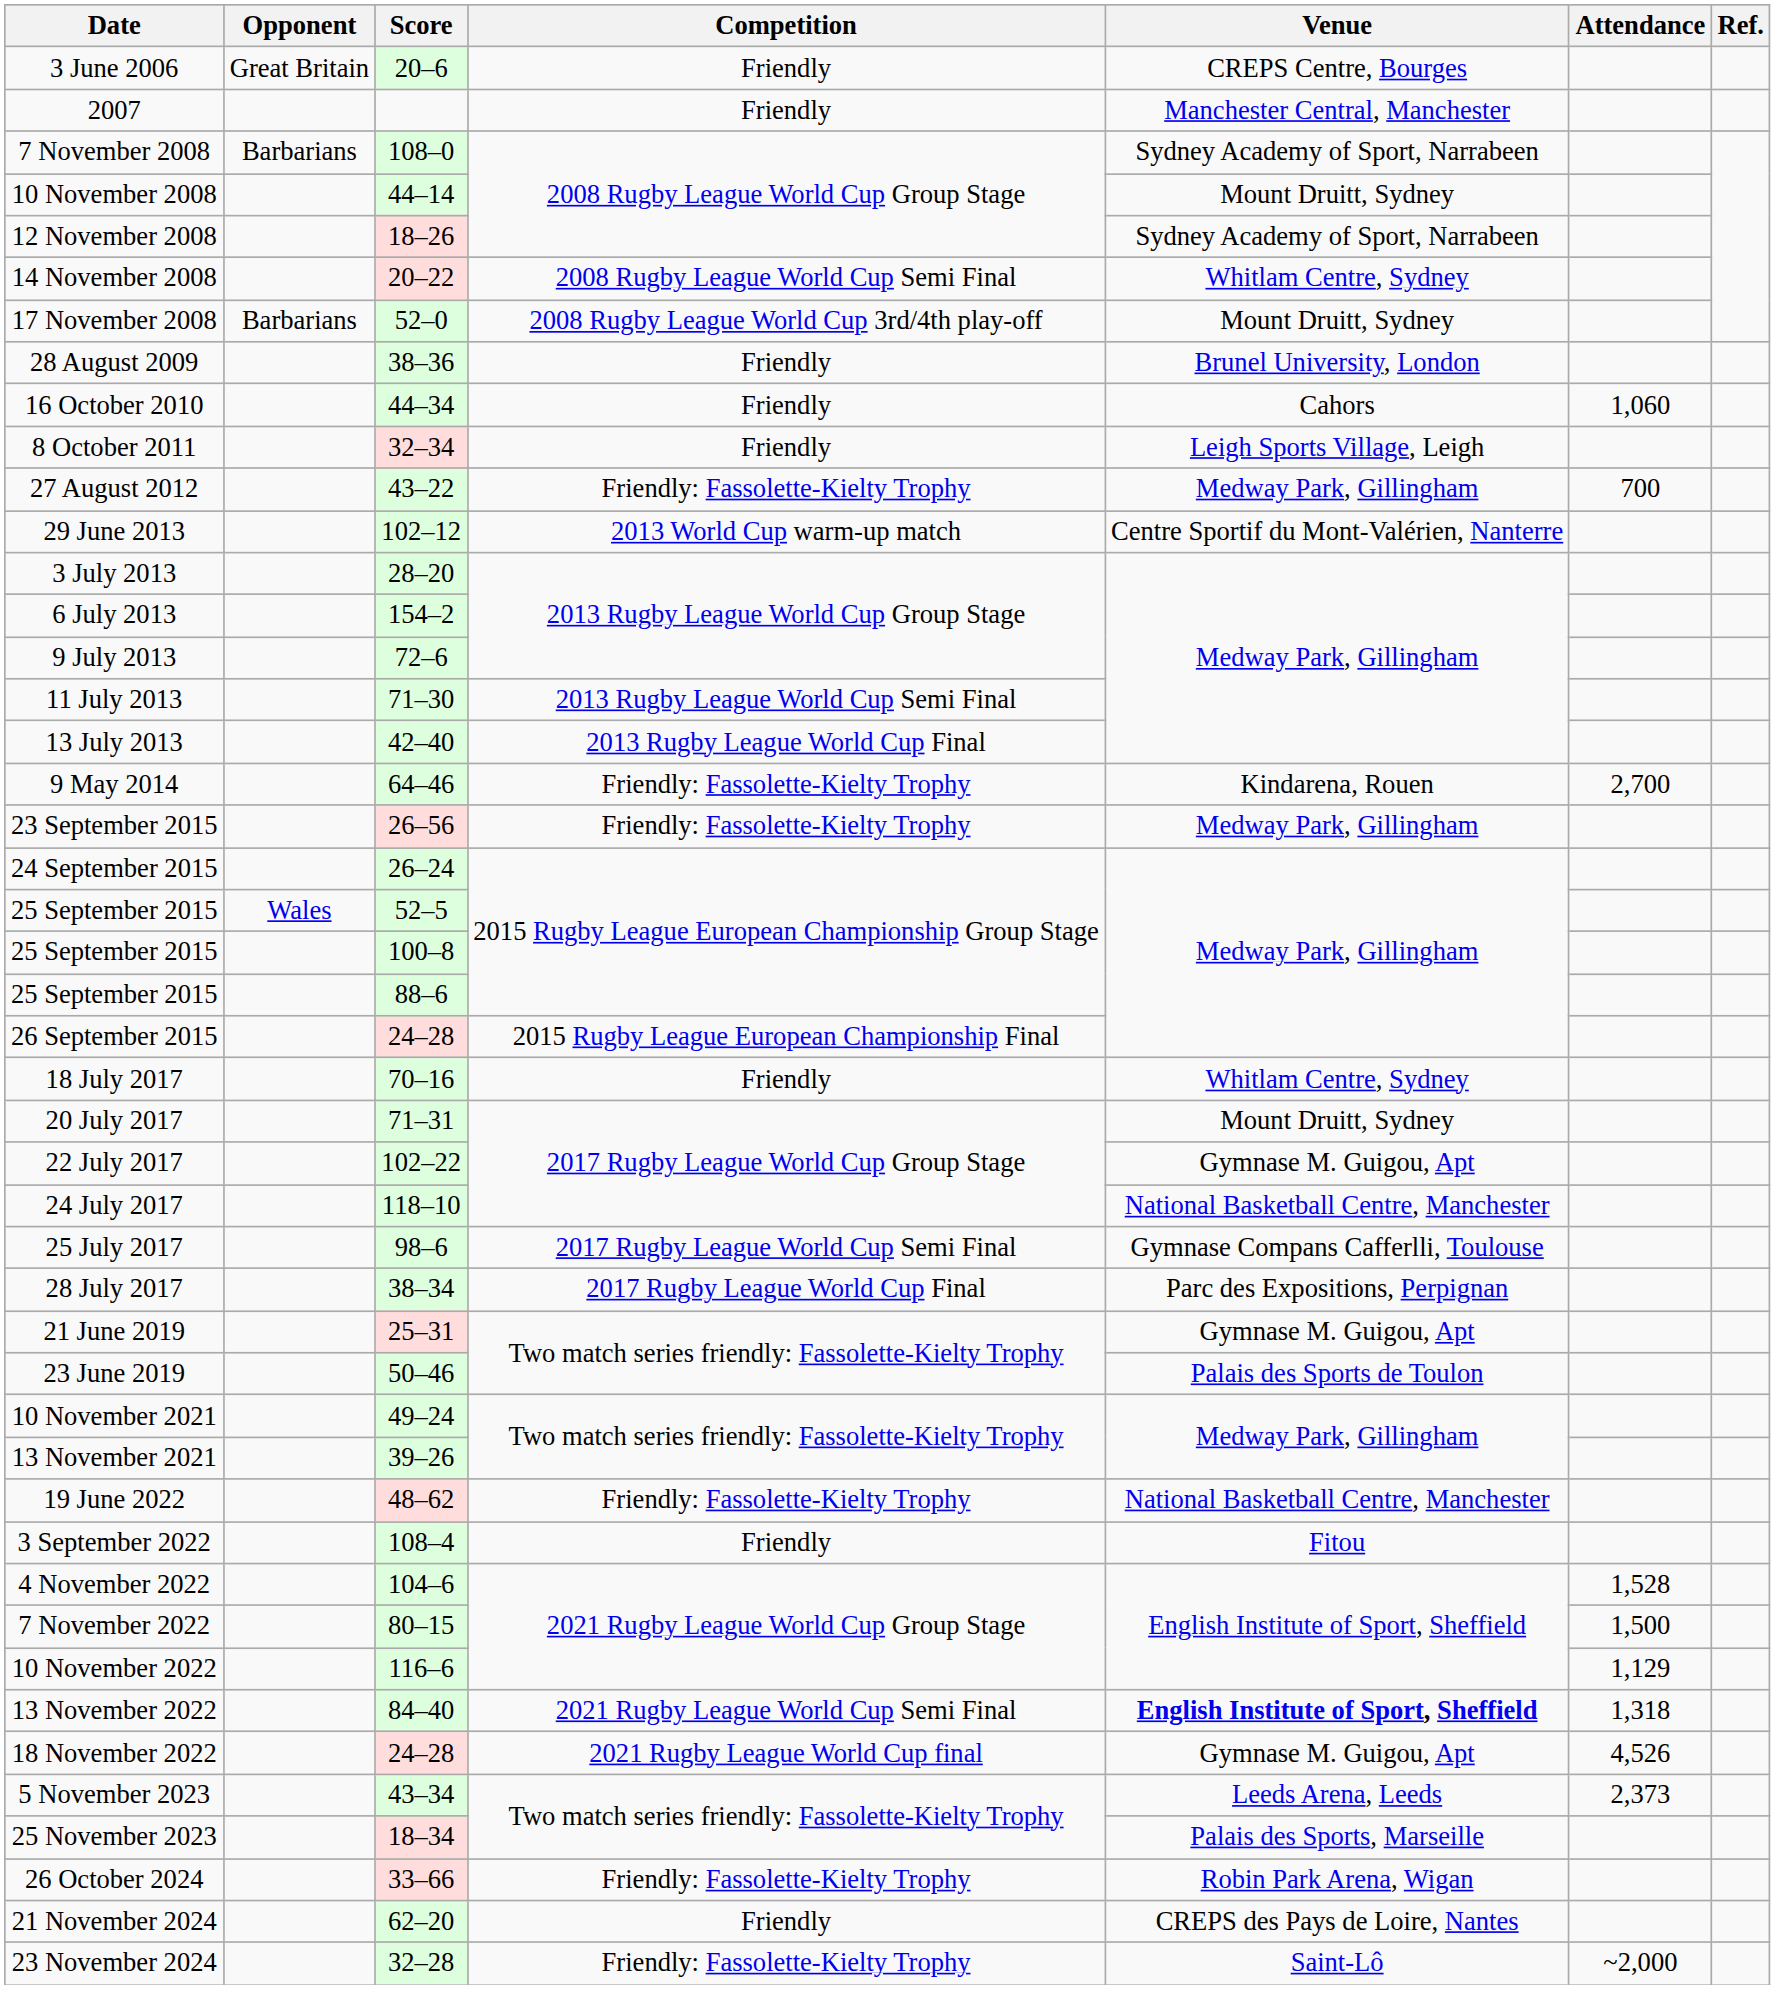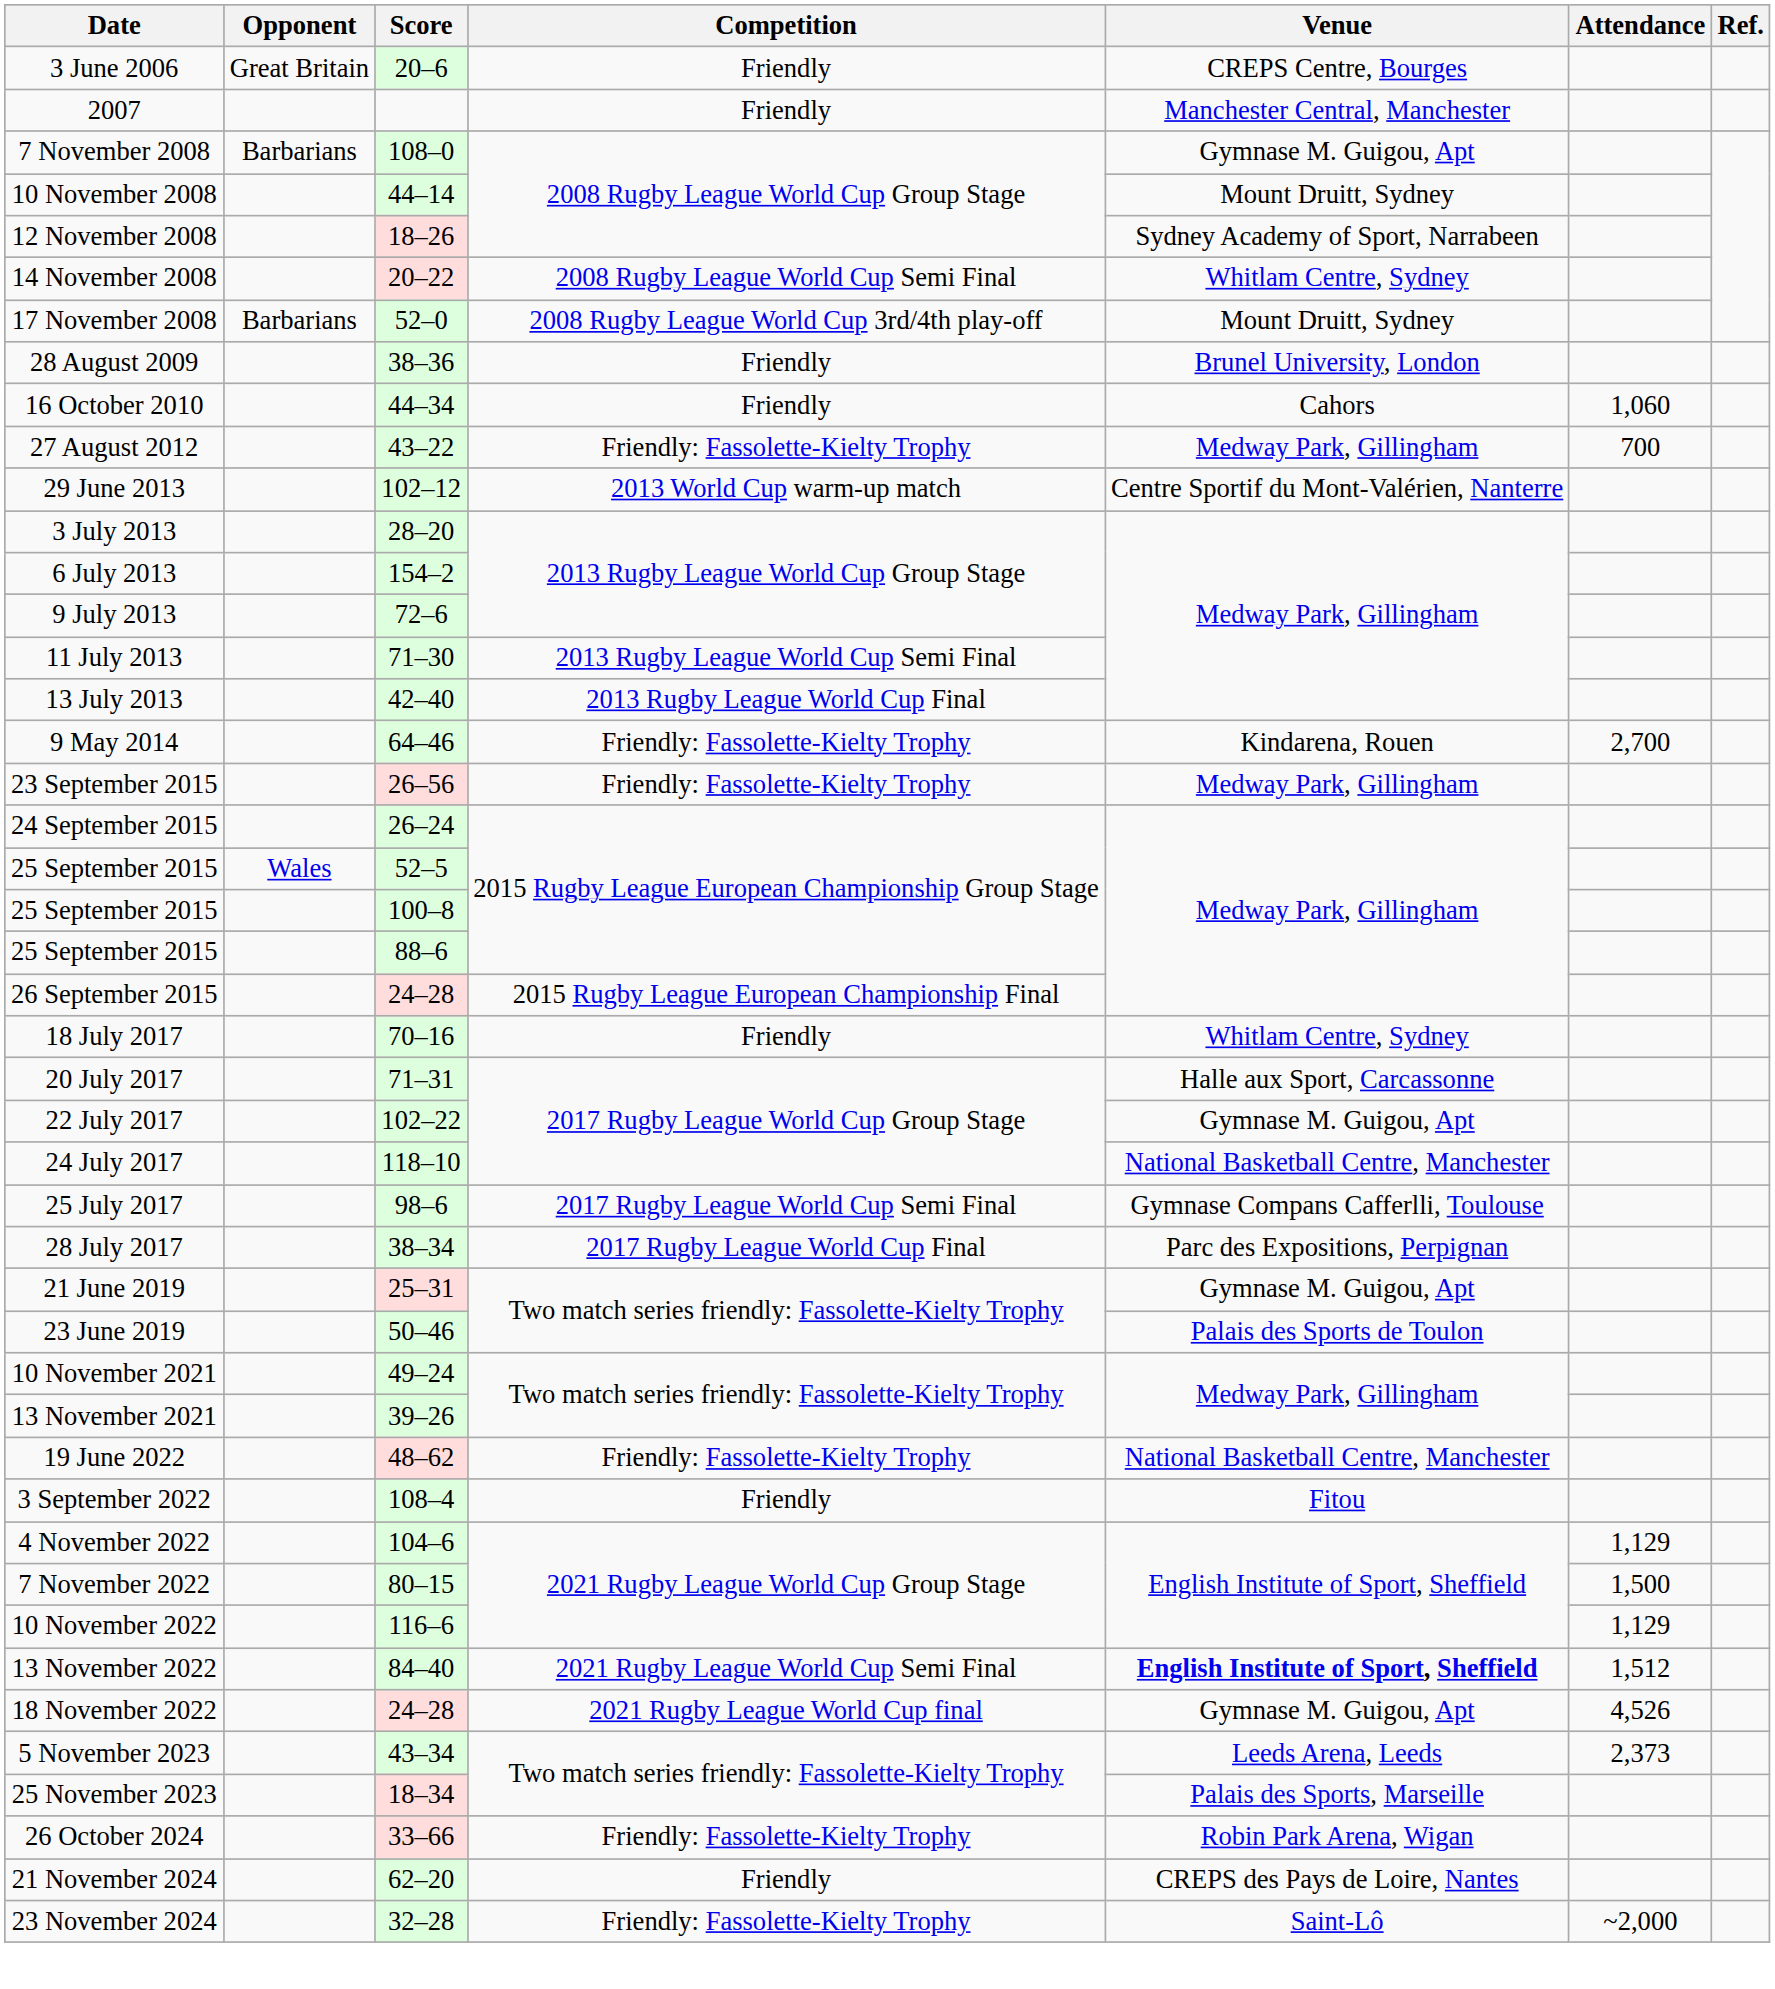(1337, 151) Sydney Academy of Sport, Narrabeen -> (1337, 151) Gymnase M. Guigou, Apt
- row: (114, 446)
(1337, 1120) Mount Druitt, Sydney -> (1337, 1078) Halle aux Sport, Carcassonne
(1640, 1584) 1,528 -> (1640, 1541) 1,129
(1640, 1710) 1,318 -> (1640, 1668) 1,512
